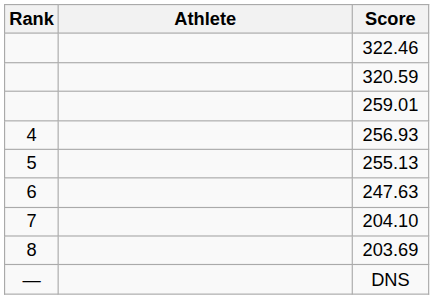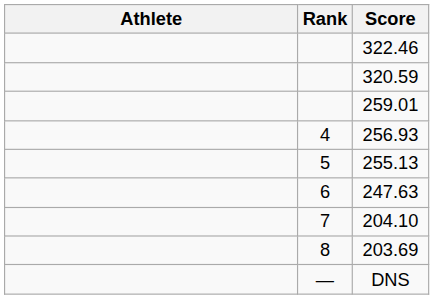columns swapped: (32, 18) <-> (205, 18)
